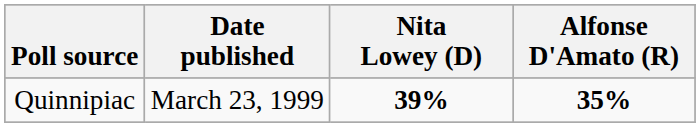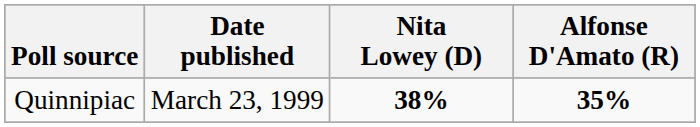(421, 99) 39% -> (421, 99) 38%
